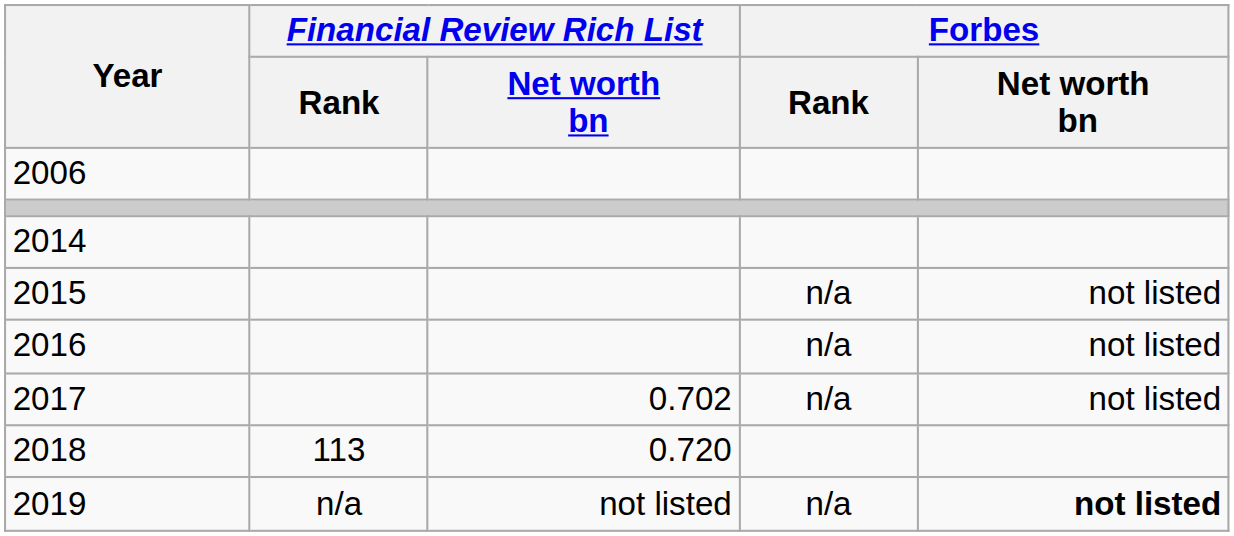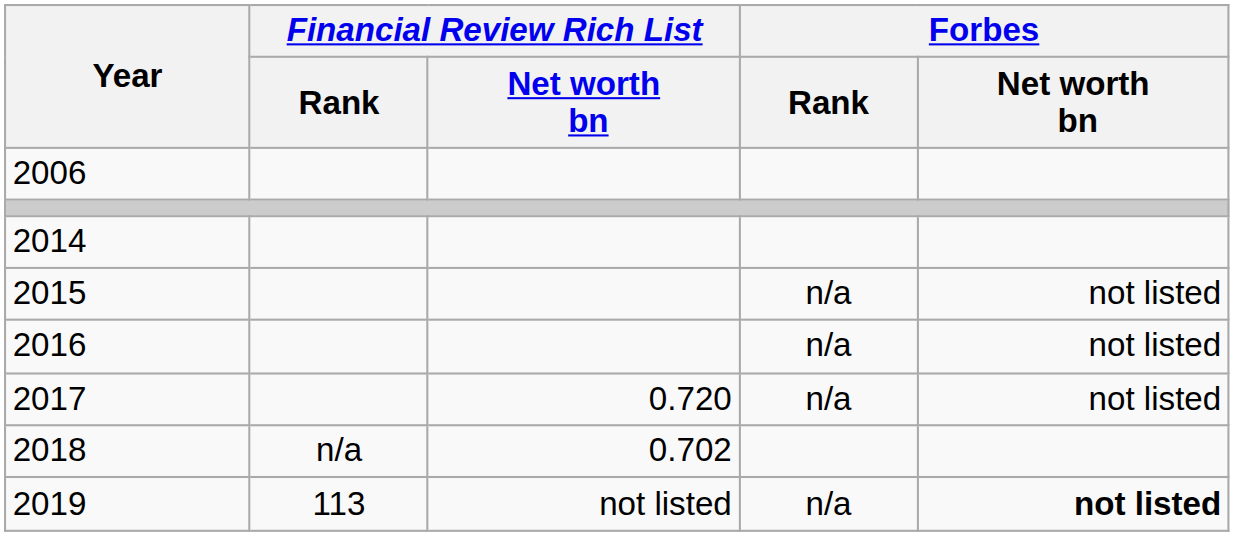(690, 398) 0.702 -> (690, 398) 0.720
(339, 450) 113 -> (339, 450) n/a
(690, 450) 0.720 -> (690, 450) 0.702
(339, 503) n/a -> (339, 503) 113
